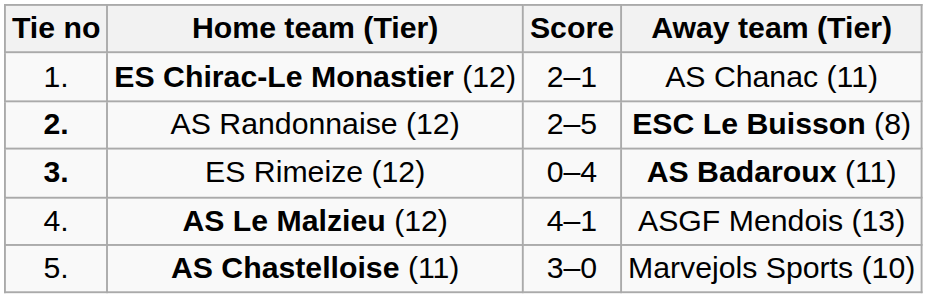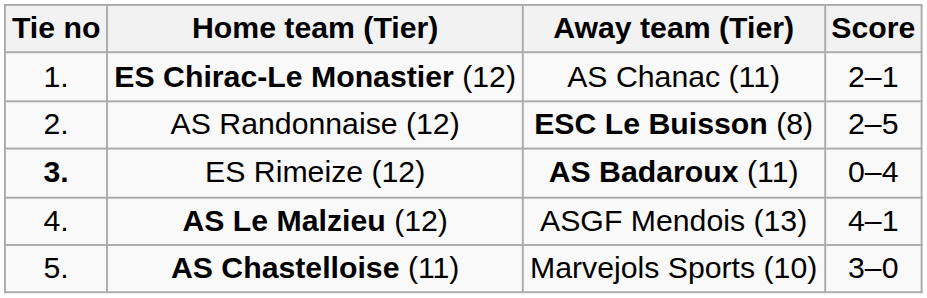columns swapped: (572, 28) <-> (772, 28)
(56, 124) bold -> (56, 124) normal
